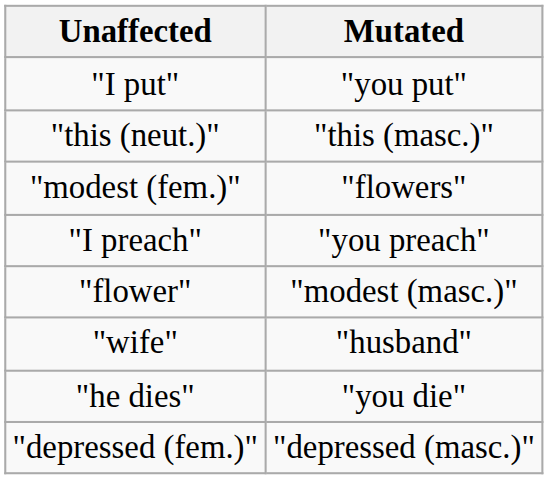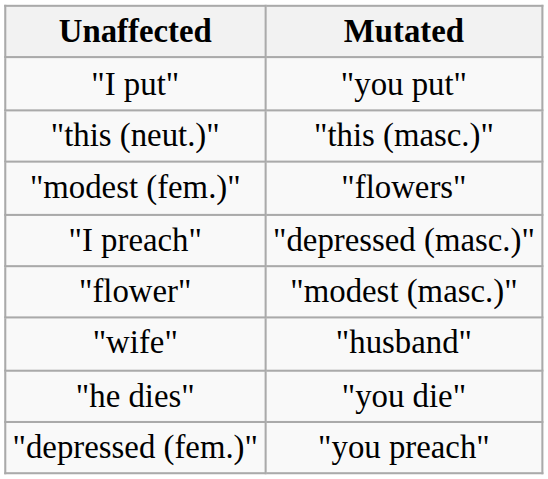(404, 239) "you preach" -> (404, 239) "depressed (masc.)"
(404, 447) "depressed (masc.)" -> (404, 447) "you preach"
